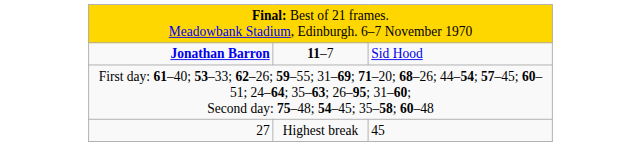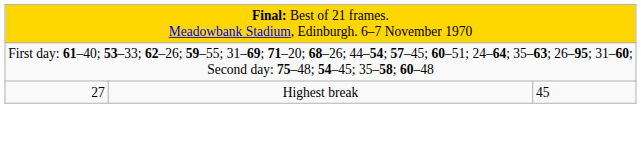- row: (220, 54)
